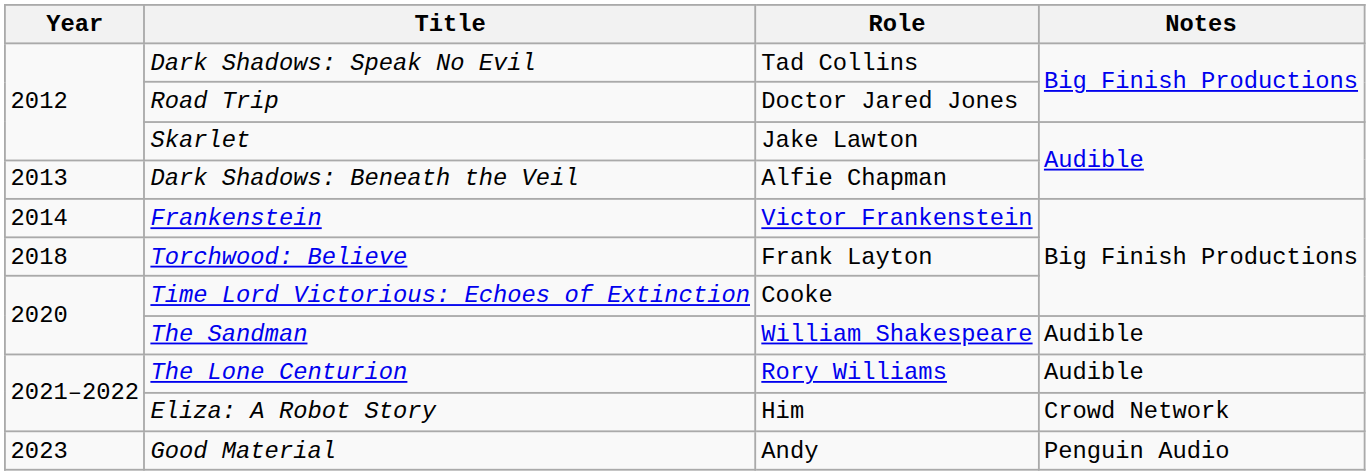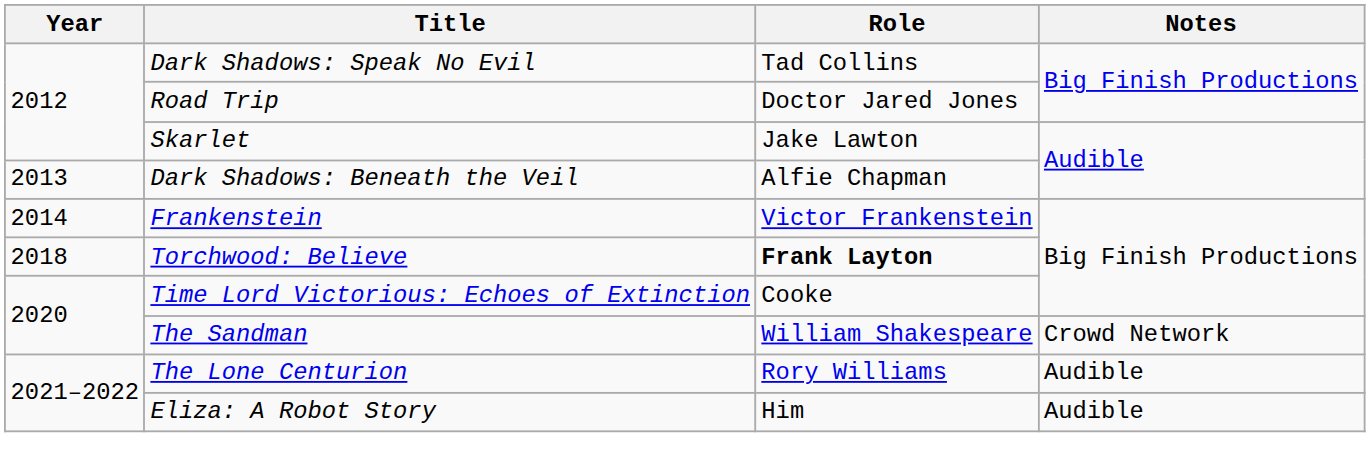(847, 257) normal -> (847, 257) bold
(1094, 334) Audible -> (1137, 334) Crowd Network
(1137, 412) Crowd Network -> (1094, 412) Audible
- row: (243, 451)
